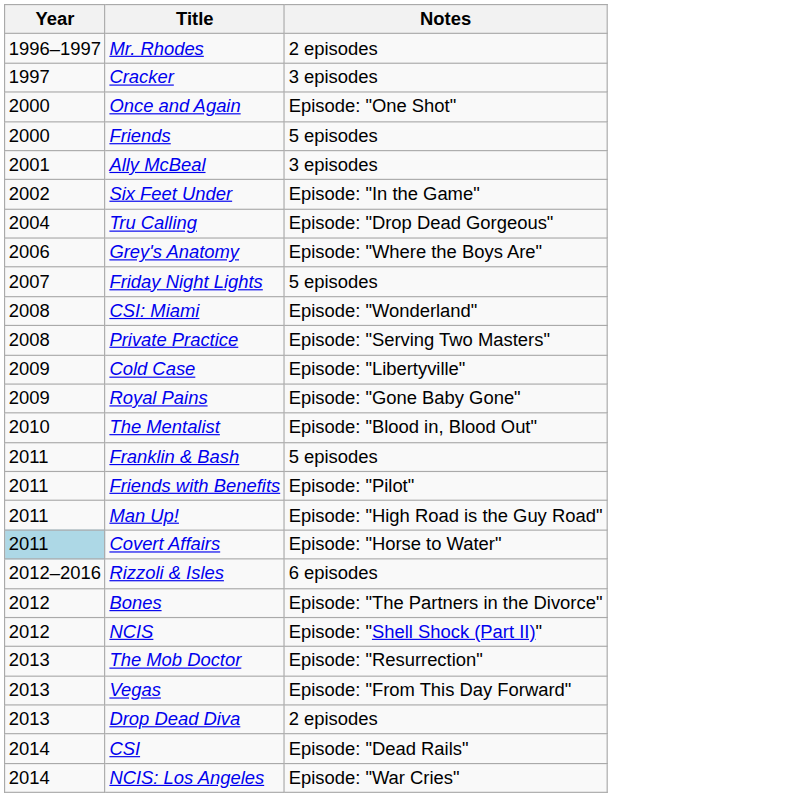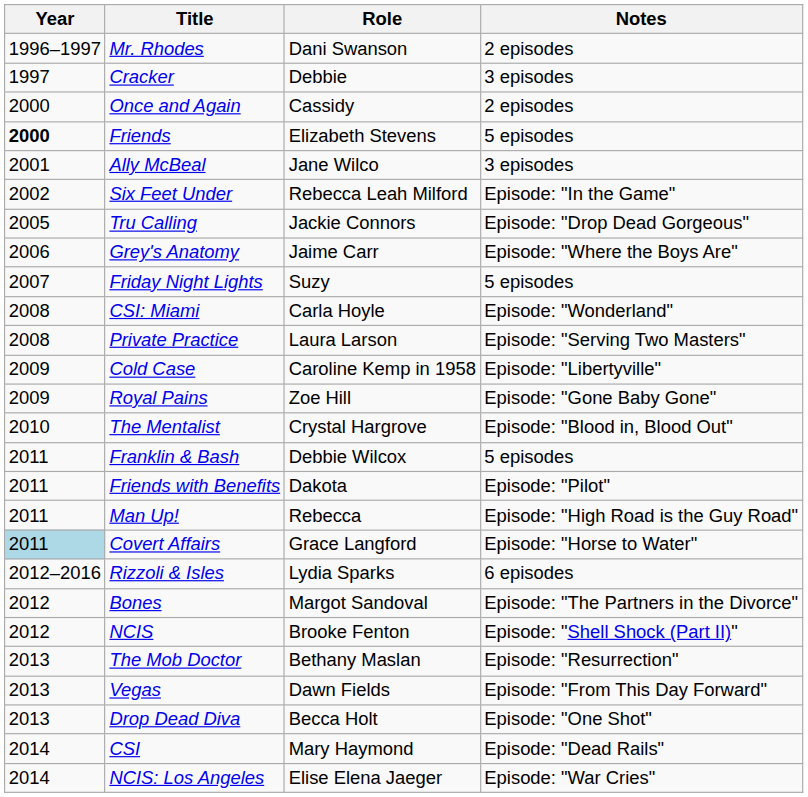+ column: (382, 19)
(372, 106) Episode: "One Shot" -> (529, 106) 2 episodes
(29, 135) normal -> (29, 135) bold
(29, 223) 2004 -> (29, 223) 2005
(333, 719) 2 episodes -> (568, 719) Episode: "One Shot"
